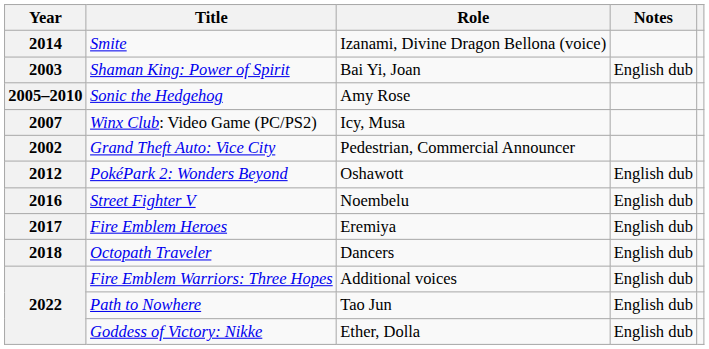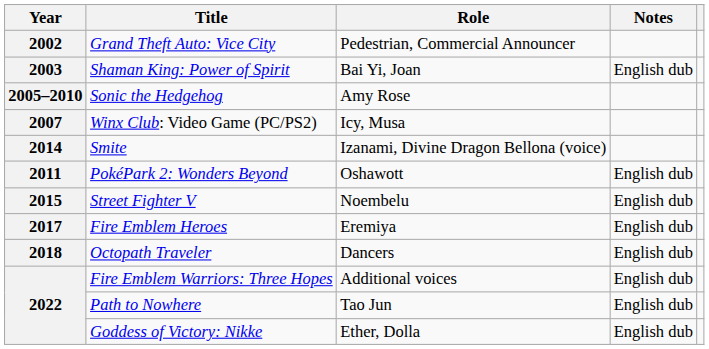rows swapped: (183, 148) <-> (108, 43)
(45, 174) 2012 -> (45, 174) 2011
(45, 200) 2016 -> (45, 200) 2015
